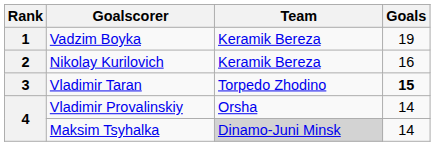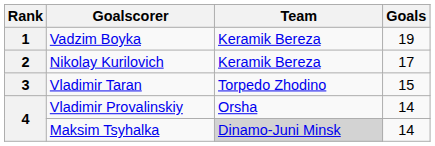(406, 62) 16 -> (406, 62) 17
(406, 85) bold -> (406, 85) normal
